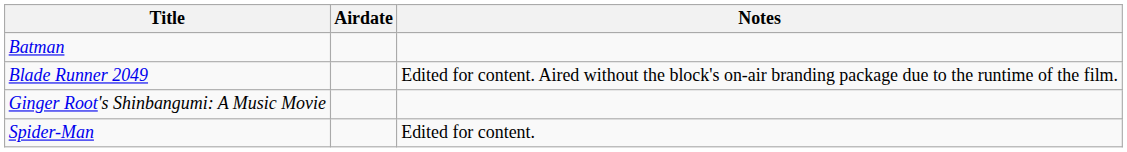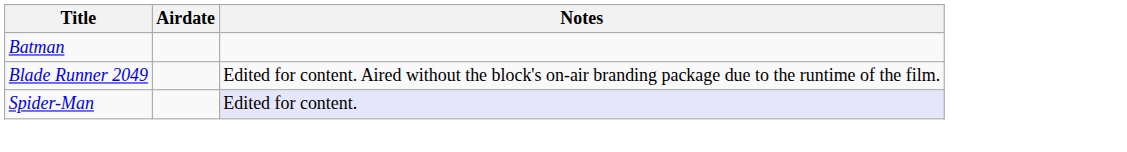- row: (167, 103)
(468, 132) no background -> (290, 103) lavender background
